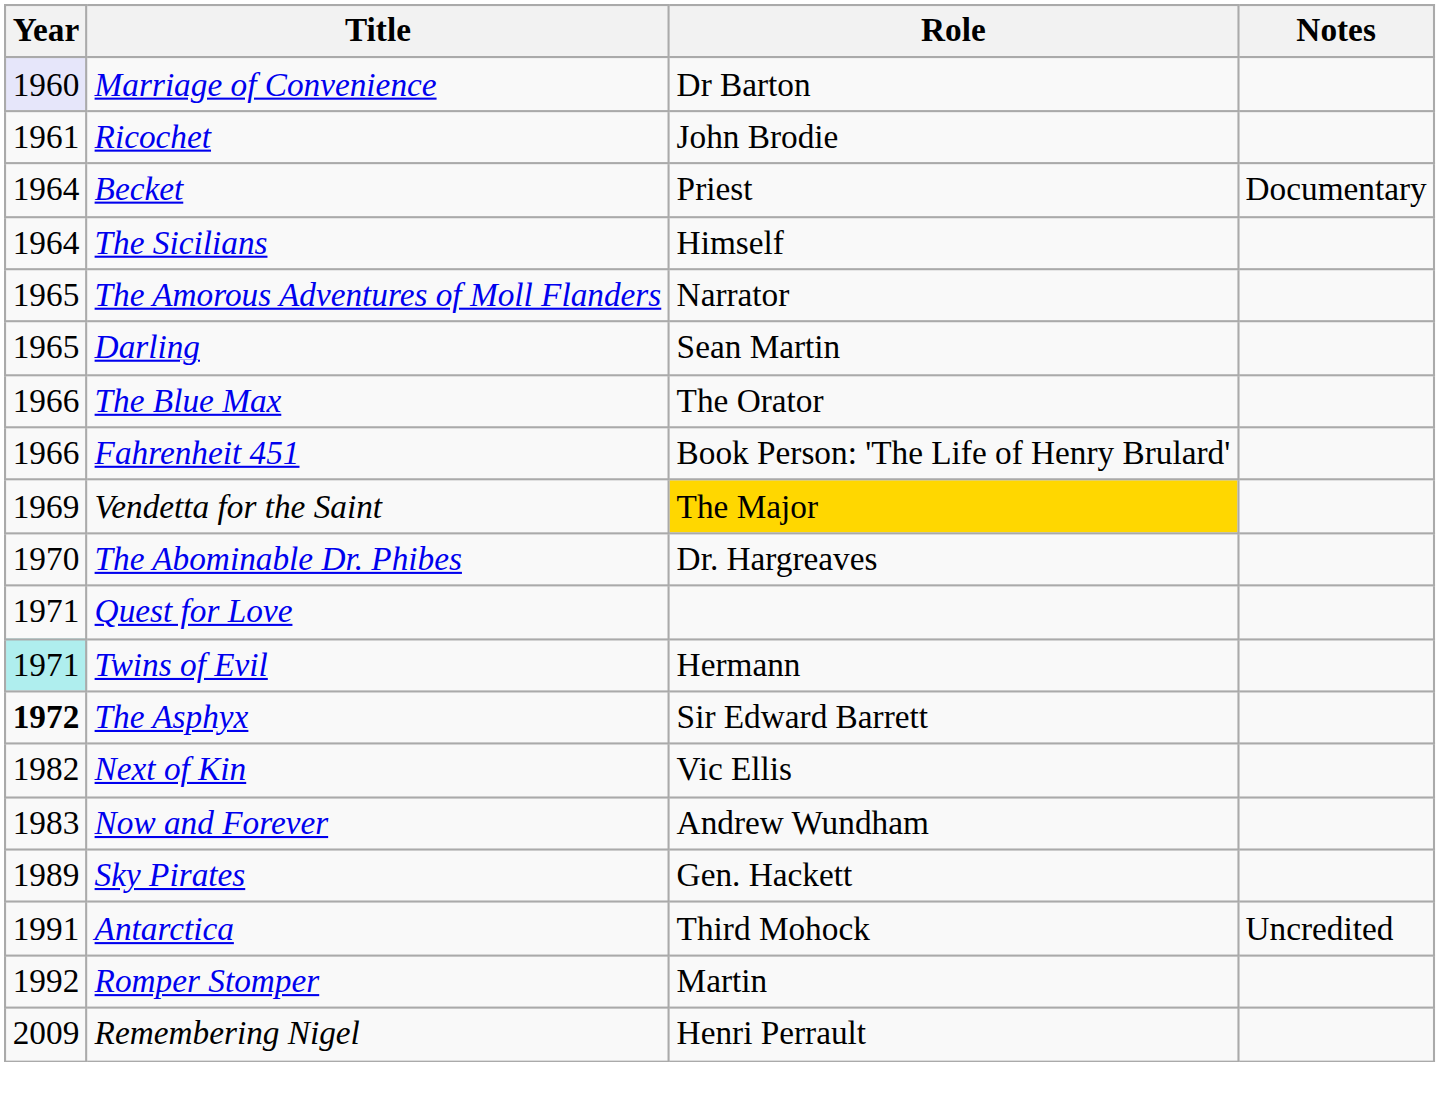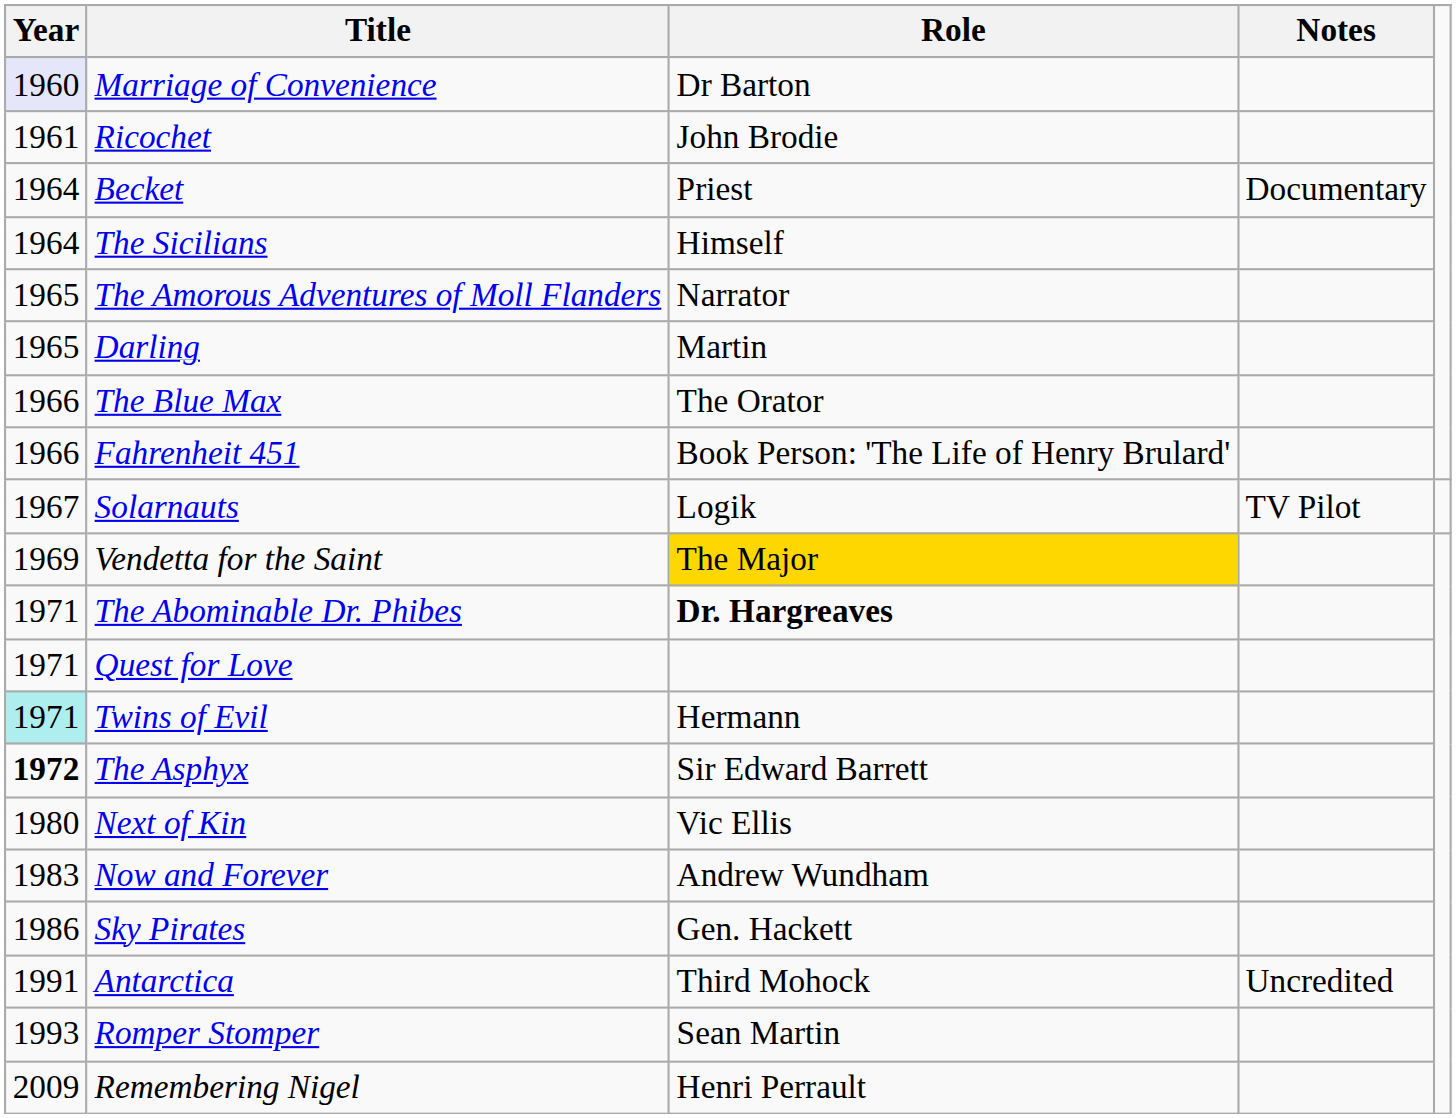(758, 347) Sean Martin -> (722, 347) Martin
+ row: (167, 505)
(46, 558) 1970 -> (46, 611) 1971
(777, 558) normal -> (785, 611) bold
(46, 769) 1982 -> (46, 822) 1980
(46, 875) 1989 -> (46, 928) 1986
(46, 980) 1992 -> (46, 1033) 1993
(722, 980) Martin -> (758, 1033) Sean Martin
